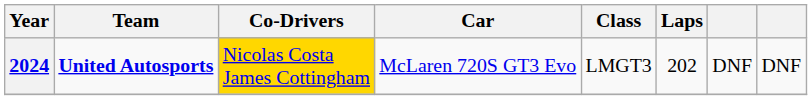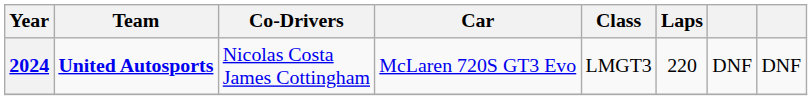(296, 65) gold background -> (296, 65) no background
(682, 65) 202 -> (682, 65) 220
